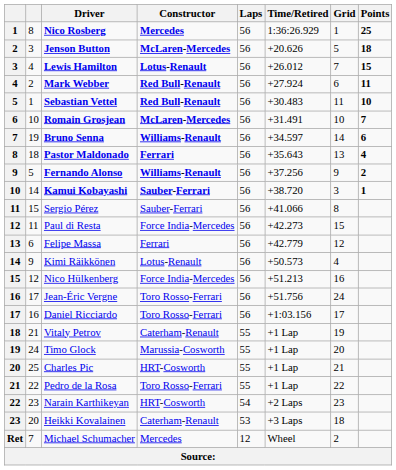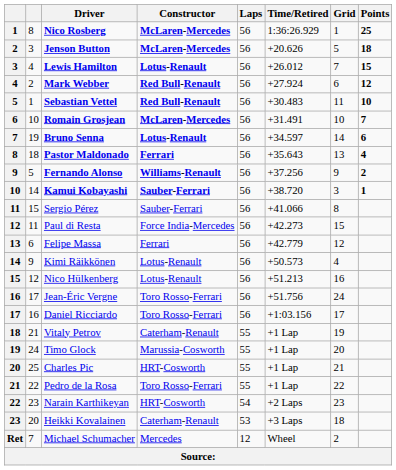(162, 30) Mercedes -> (185, 30) McLaren-Mercedes
(366, 83) 11 -> (366, 83) 12
(180, 137) Williams-Renault -> (173, 137) Lotus-Renault
(187, 278) Force India-Mercedes -> (171, 278) Lotus-Renault
